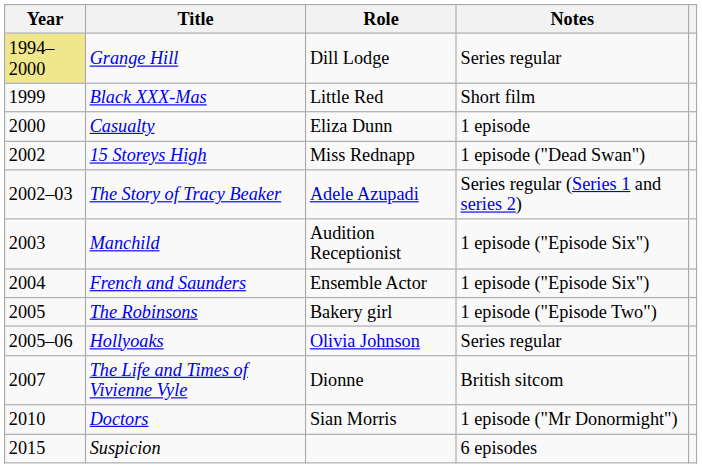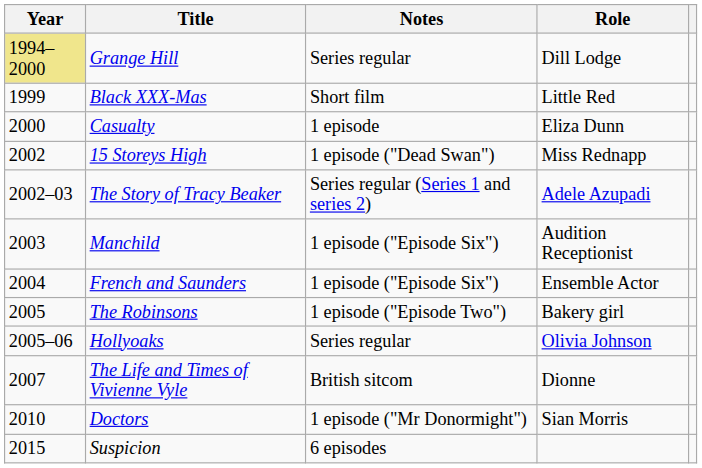columns swapped: (381, 18) <-> (572, 18)
